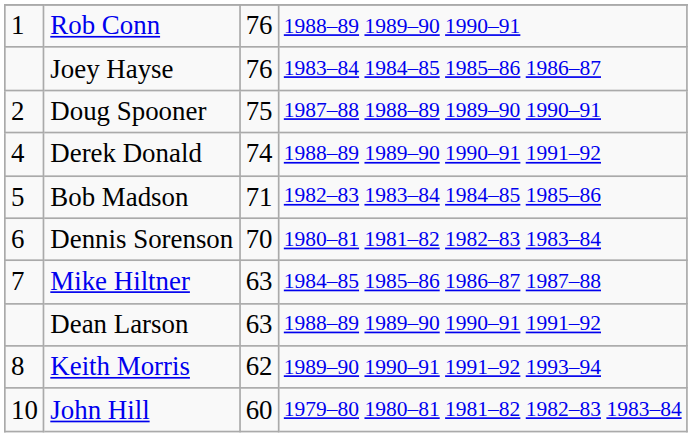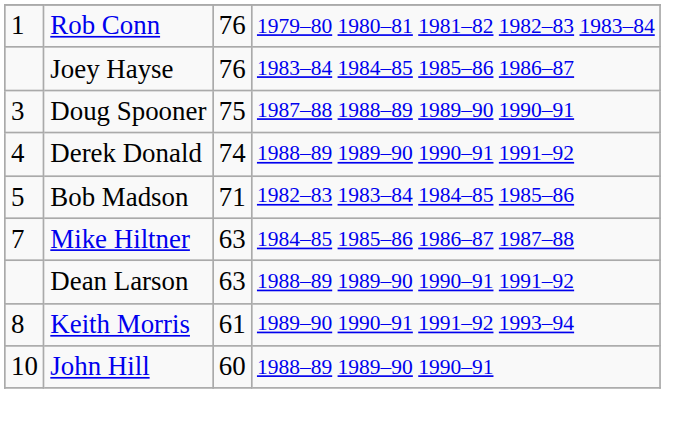(402, 25) 1988–89 1989–90 1990–91 -> (456, 25) 1979–80 1980–81 1981–82 1982–83 1983–84
(18, 111) 2 -> (18, 111) 3
- row: (142, 238)
(259, 366) 62 -> (232, 324) 61
(483, 409) 1979–80 1980–81 1981–82 1982–83 1983–84 -> (375, 366) 1988–89 1989–90 1990–91
